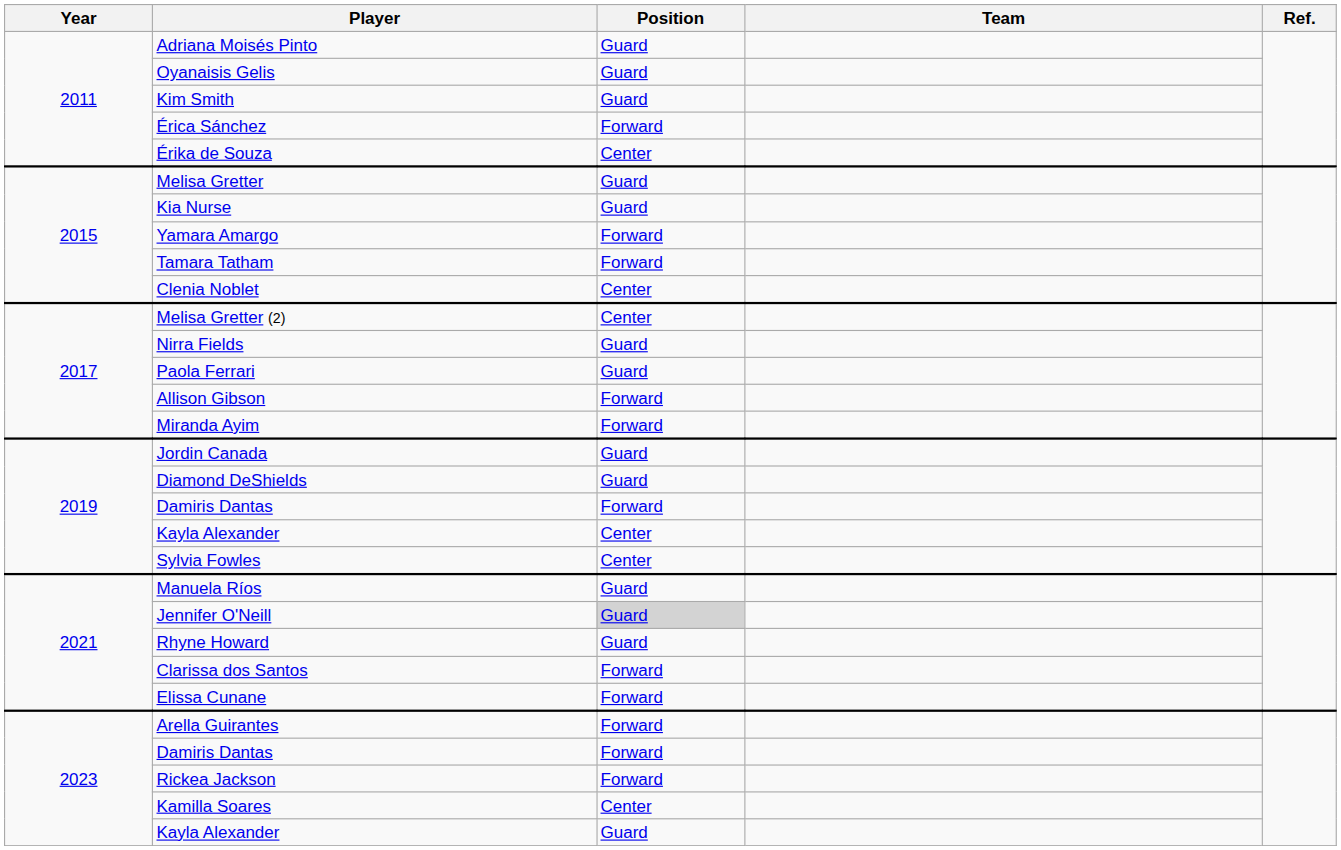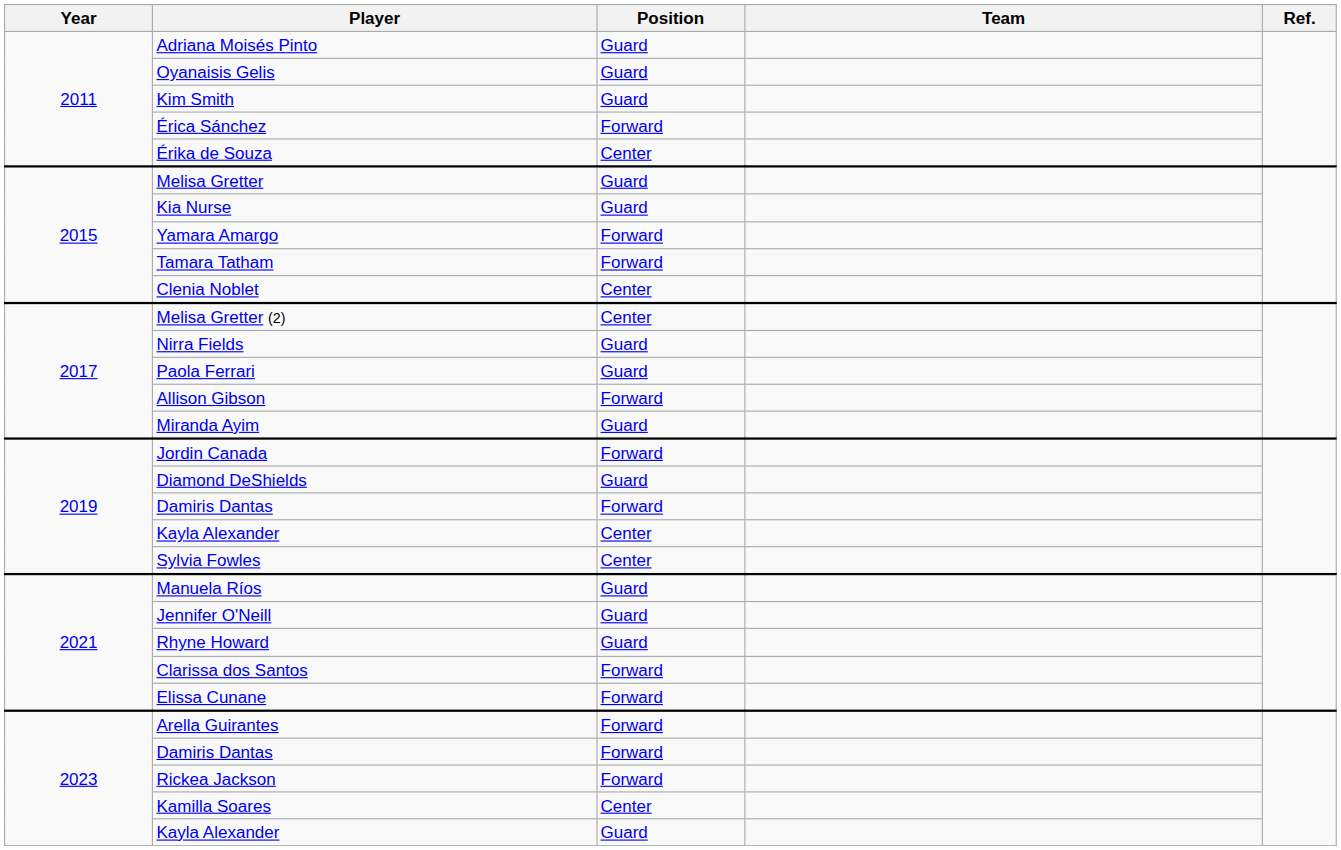(632, 425) Forward -> (624, 425) Guard
(624, 453) Guard -> (632, 453) Forward
(624, 616) lightgrey background -> (624, 616) no background
